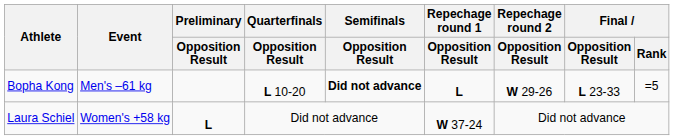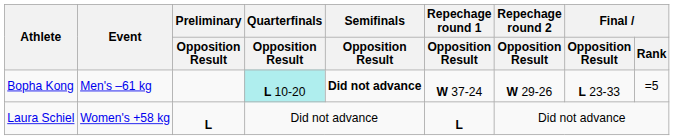(285, 93) no background -> (285, 93) paleturquoise background
(459, 93) L -> (459, 93) W 37-24
(459, 125) W 37-24 -> (459, 125) L
